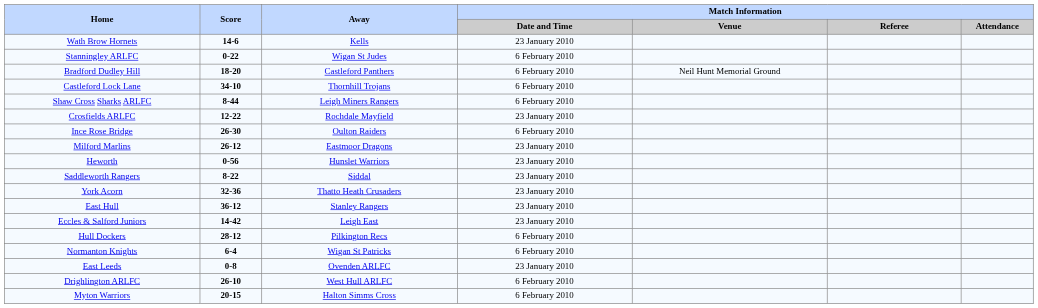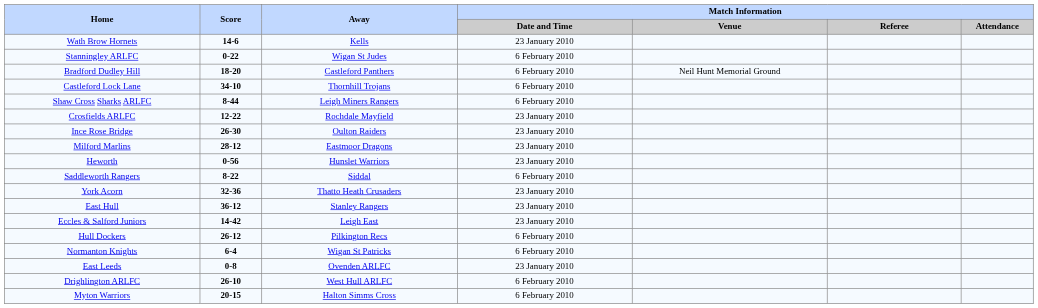(545, 131) 6 February 2010 -> (545, 131) 23 January 2010
(231, 146) 26-12 -> (231, 146) 28-12
(545, 176) 23 January 2010 -> (545, 176) 6 February 2010
(231, 236) 28-12 -> (231, 236) 26-12
